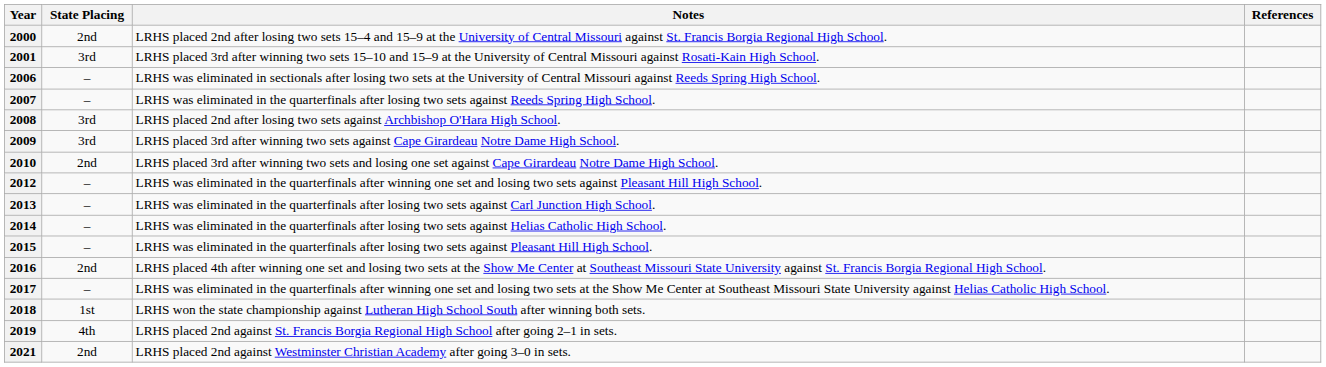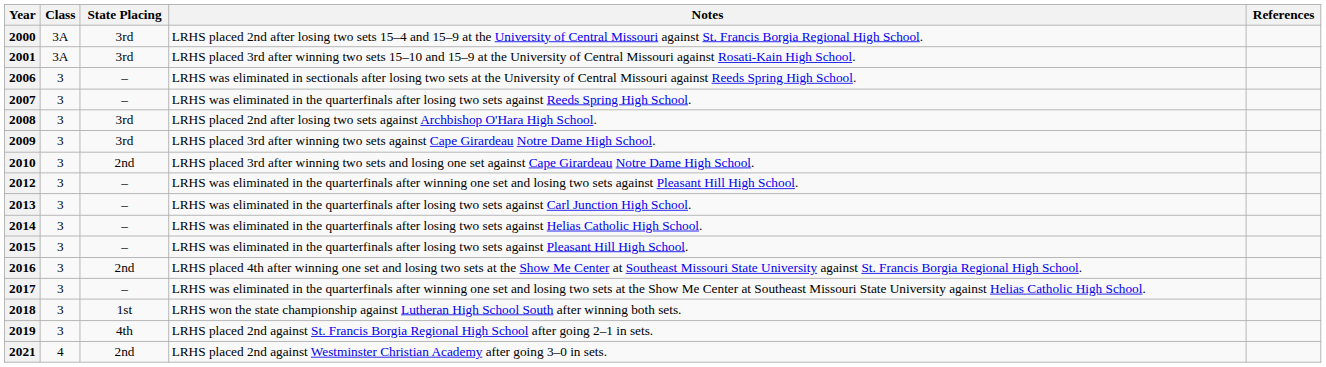+ column: (60, 15)
(87, 36) 2nd -> (124, 36) 3rd
